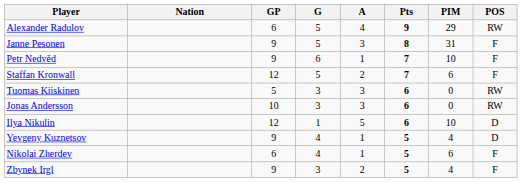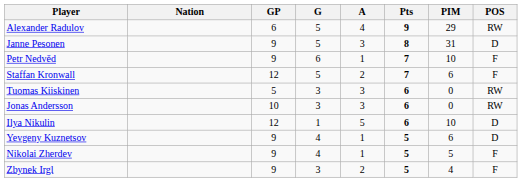(495, 43) F -> (495, 43) D
(451, 138) 4 -> (451, 138) 6
(274, 153) 6 -> (274, 153) 9
(451, 153) 6 -> (451, 153) 5
